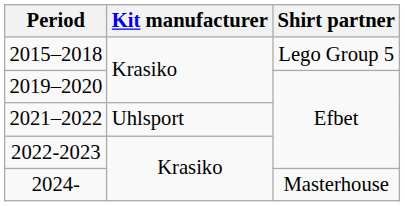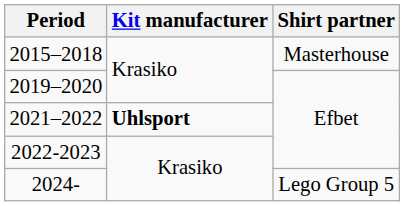(336, 53) Lego Group 5 -> (336, 53) Masterhouse
(148, 119) normal -> (151, 119) bold
(336, 184) Masterhouse -> (336, 184) Lego Group 5
